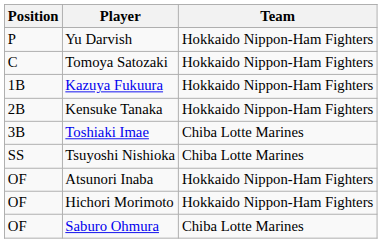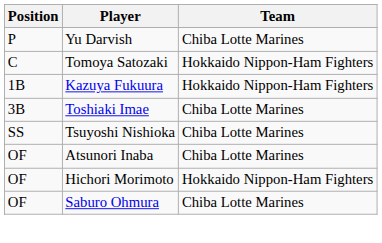(278, 39) Hokkaido Nippon-Ham Fighters -> (243, 39) Chiba Lotte Marines
- row: (114, 109)
(278, 179) Hokkaido Nippon-Ham Fighters -> (243, 156) Chiba Lotte Marines
